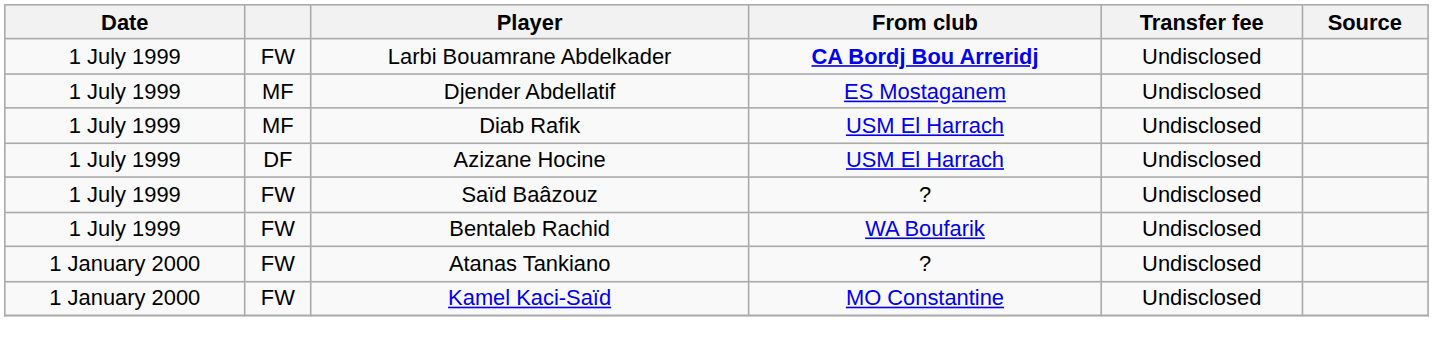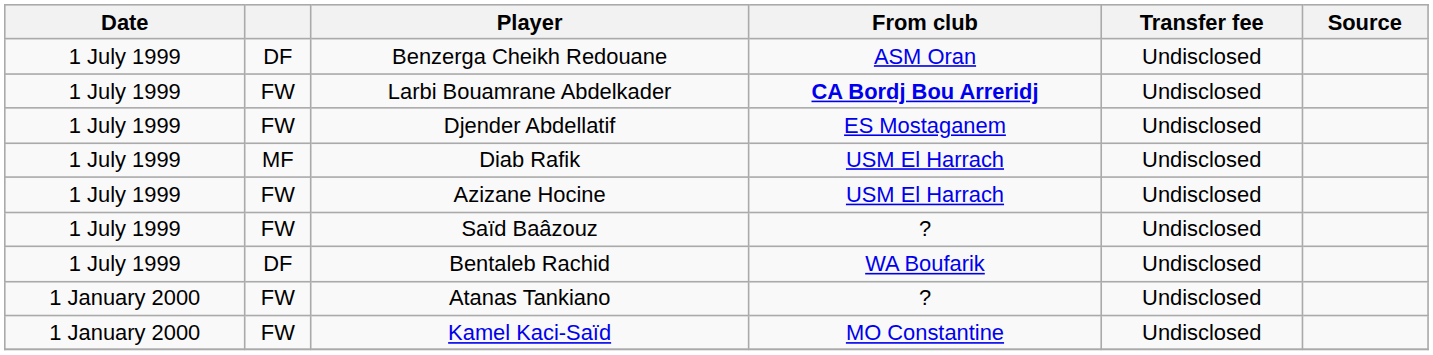+ row: (530, 56)
(278, 91) MF -> (278, 125) FW
(278, 160) DF -> (278, 194) FW
(278, 229) FW -> (278, 263) DF
